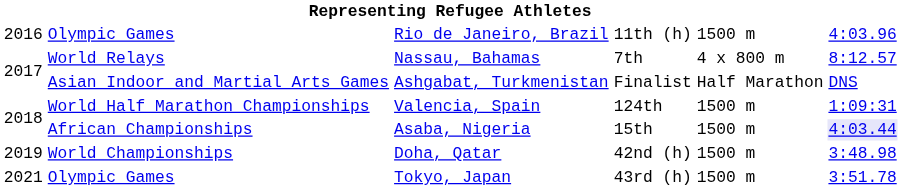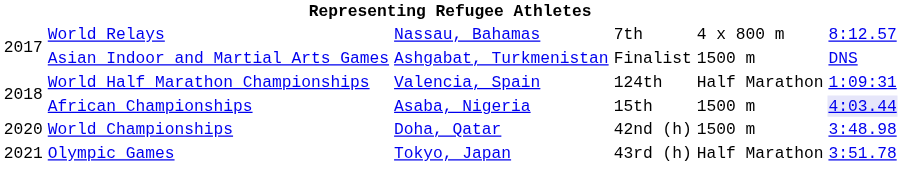- row: (501, 35)
(760, 82) Half Marathon -> (726, 59) 1500 m
(726, 106) 1500 m -> (760, 82) Half Marathon
(23, 154) 2019 -> (23, 130) 2020
(726, 177) 1500 m -> (760, 154) Half Marathon
